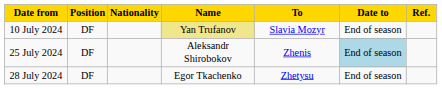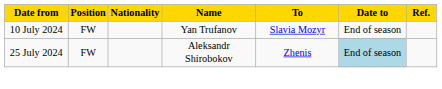(88, 30) DF -> (88, 30) FW
(208, 30) khaki background -> (209, 30) no background
(88, 53) DF -> (88, 53) FW
- row: (36, 75)
